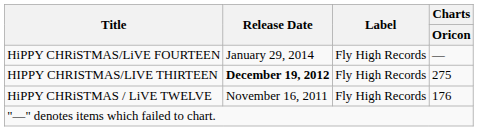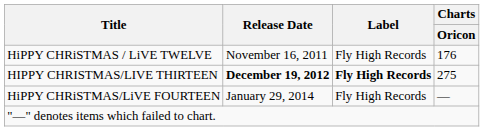rows swapped: (110, 95) <-> (114, 55)
(381, 75) normal -> (383, 75) bold
